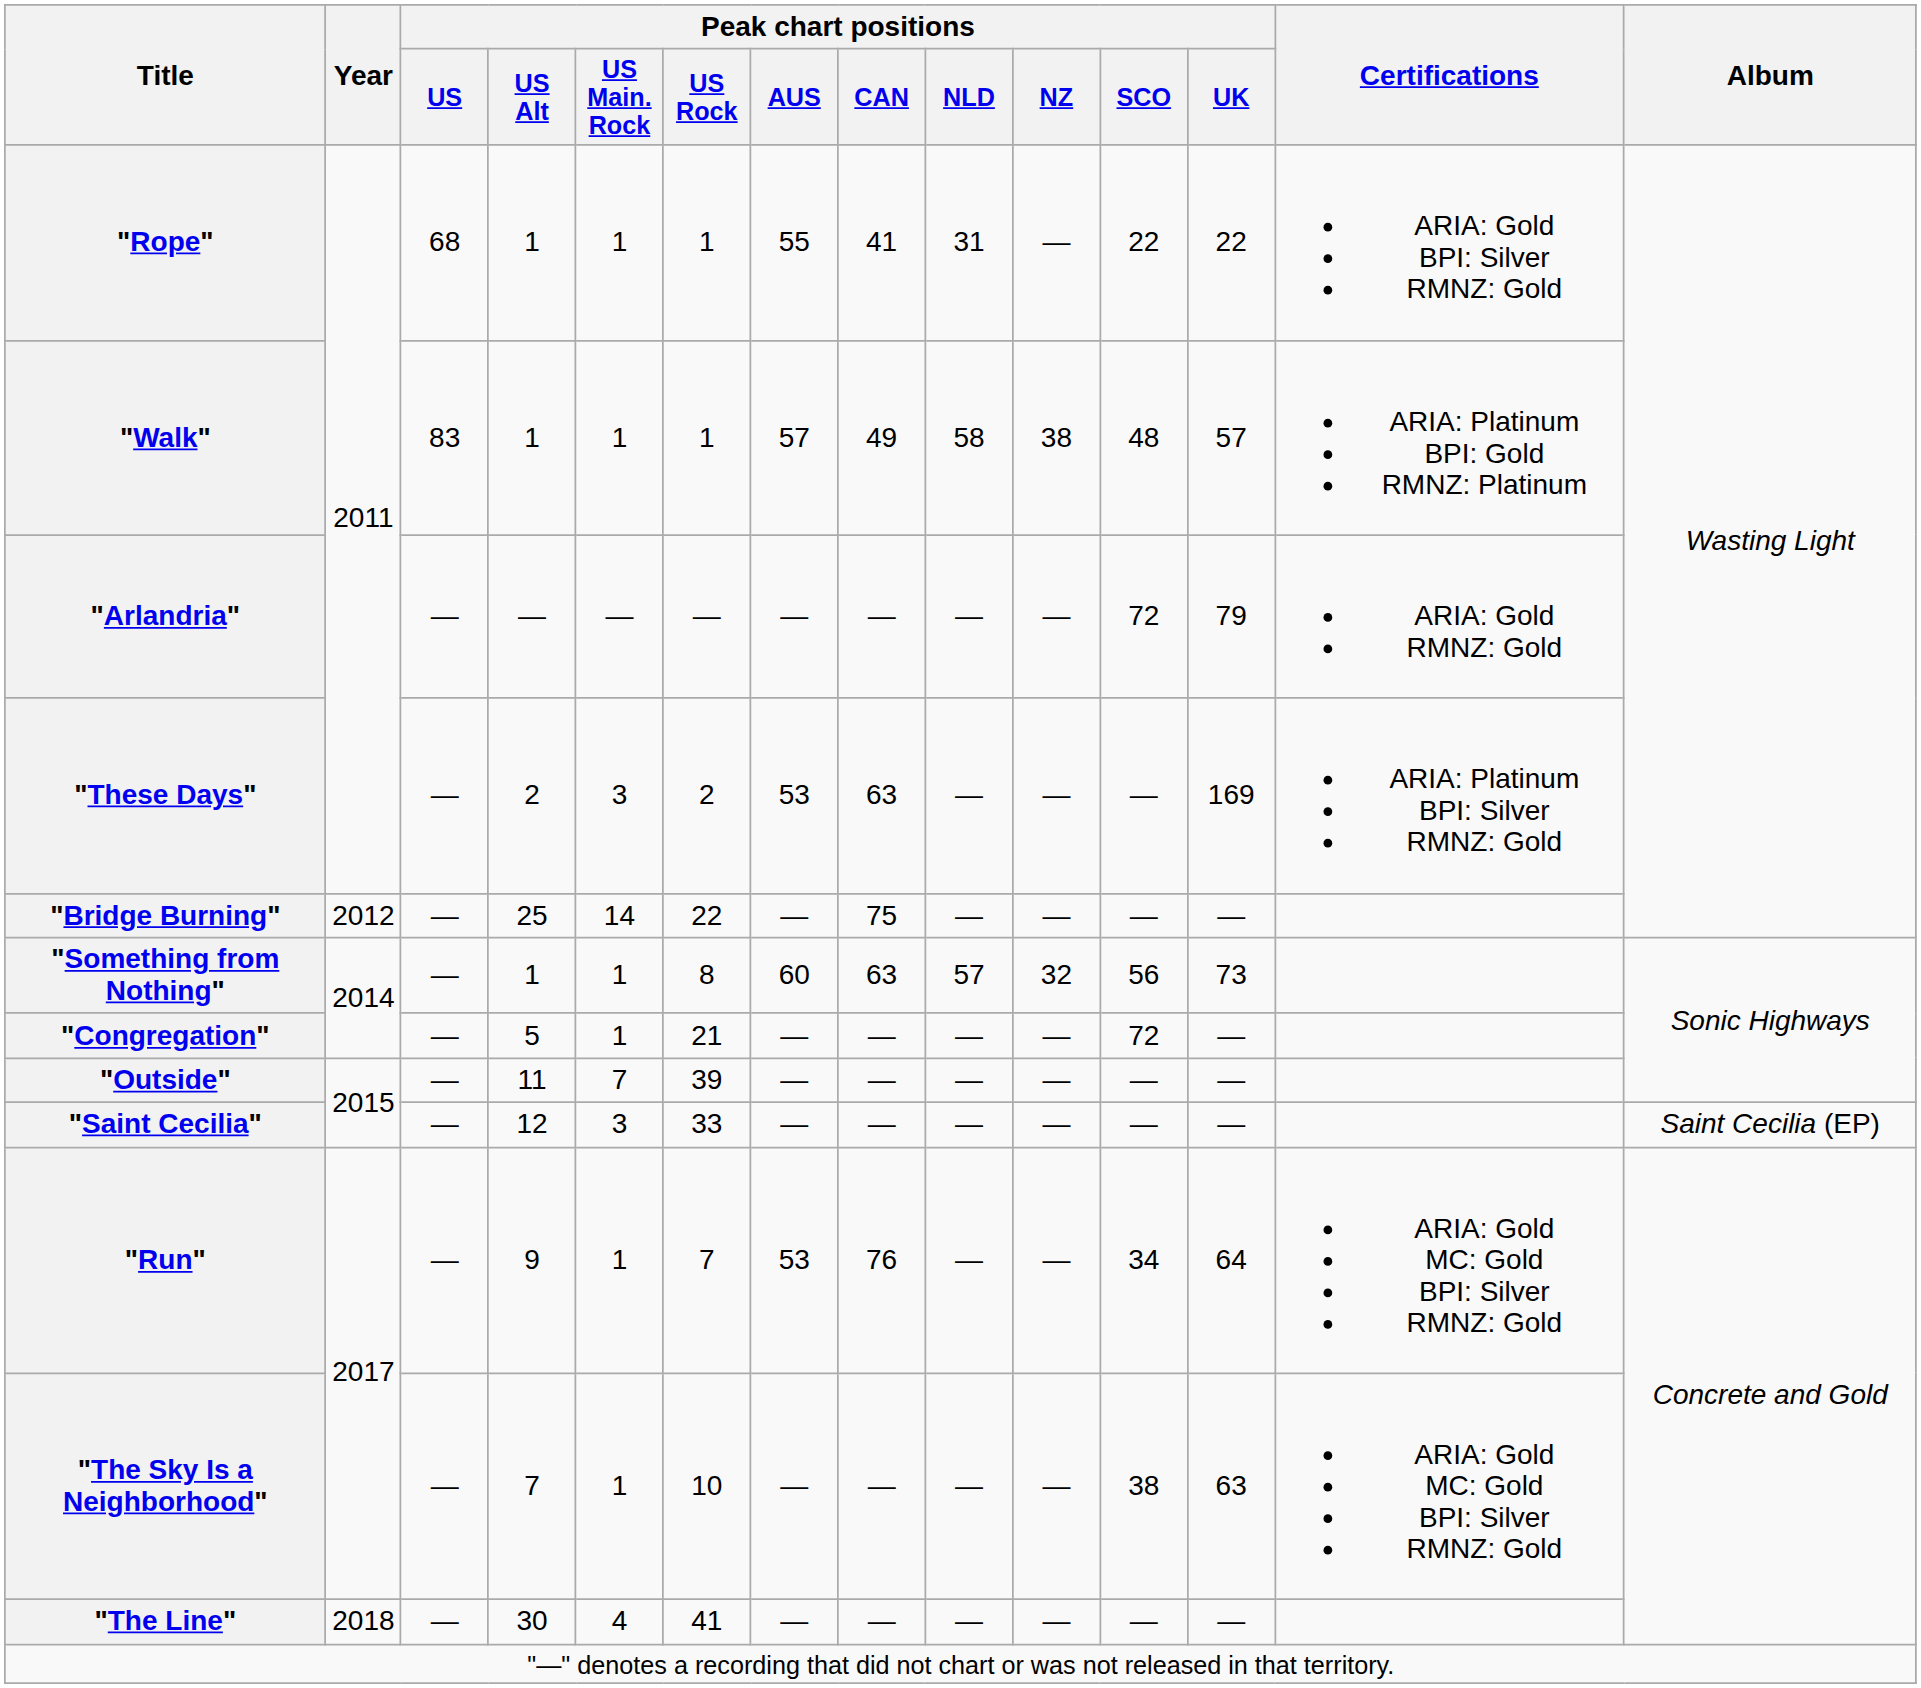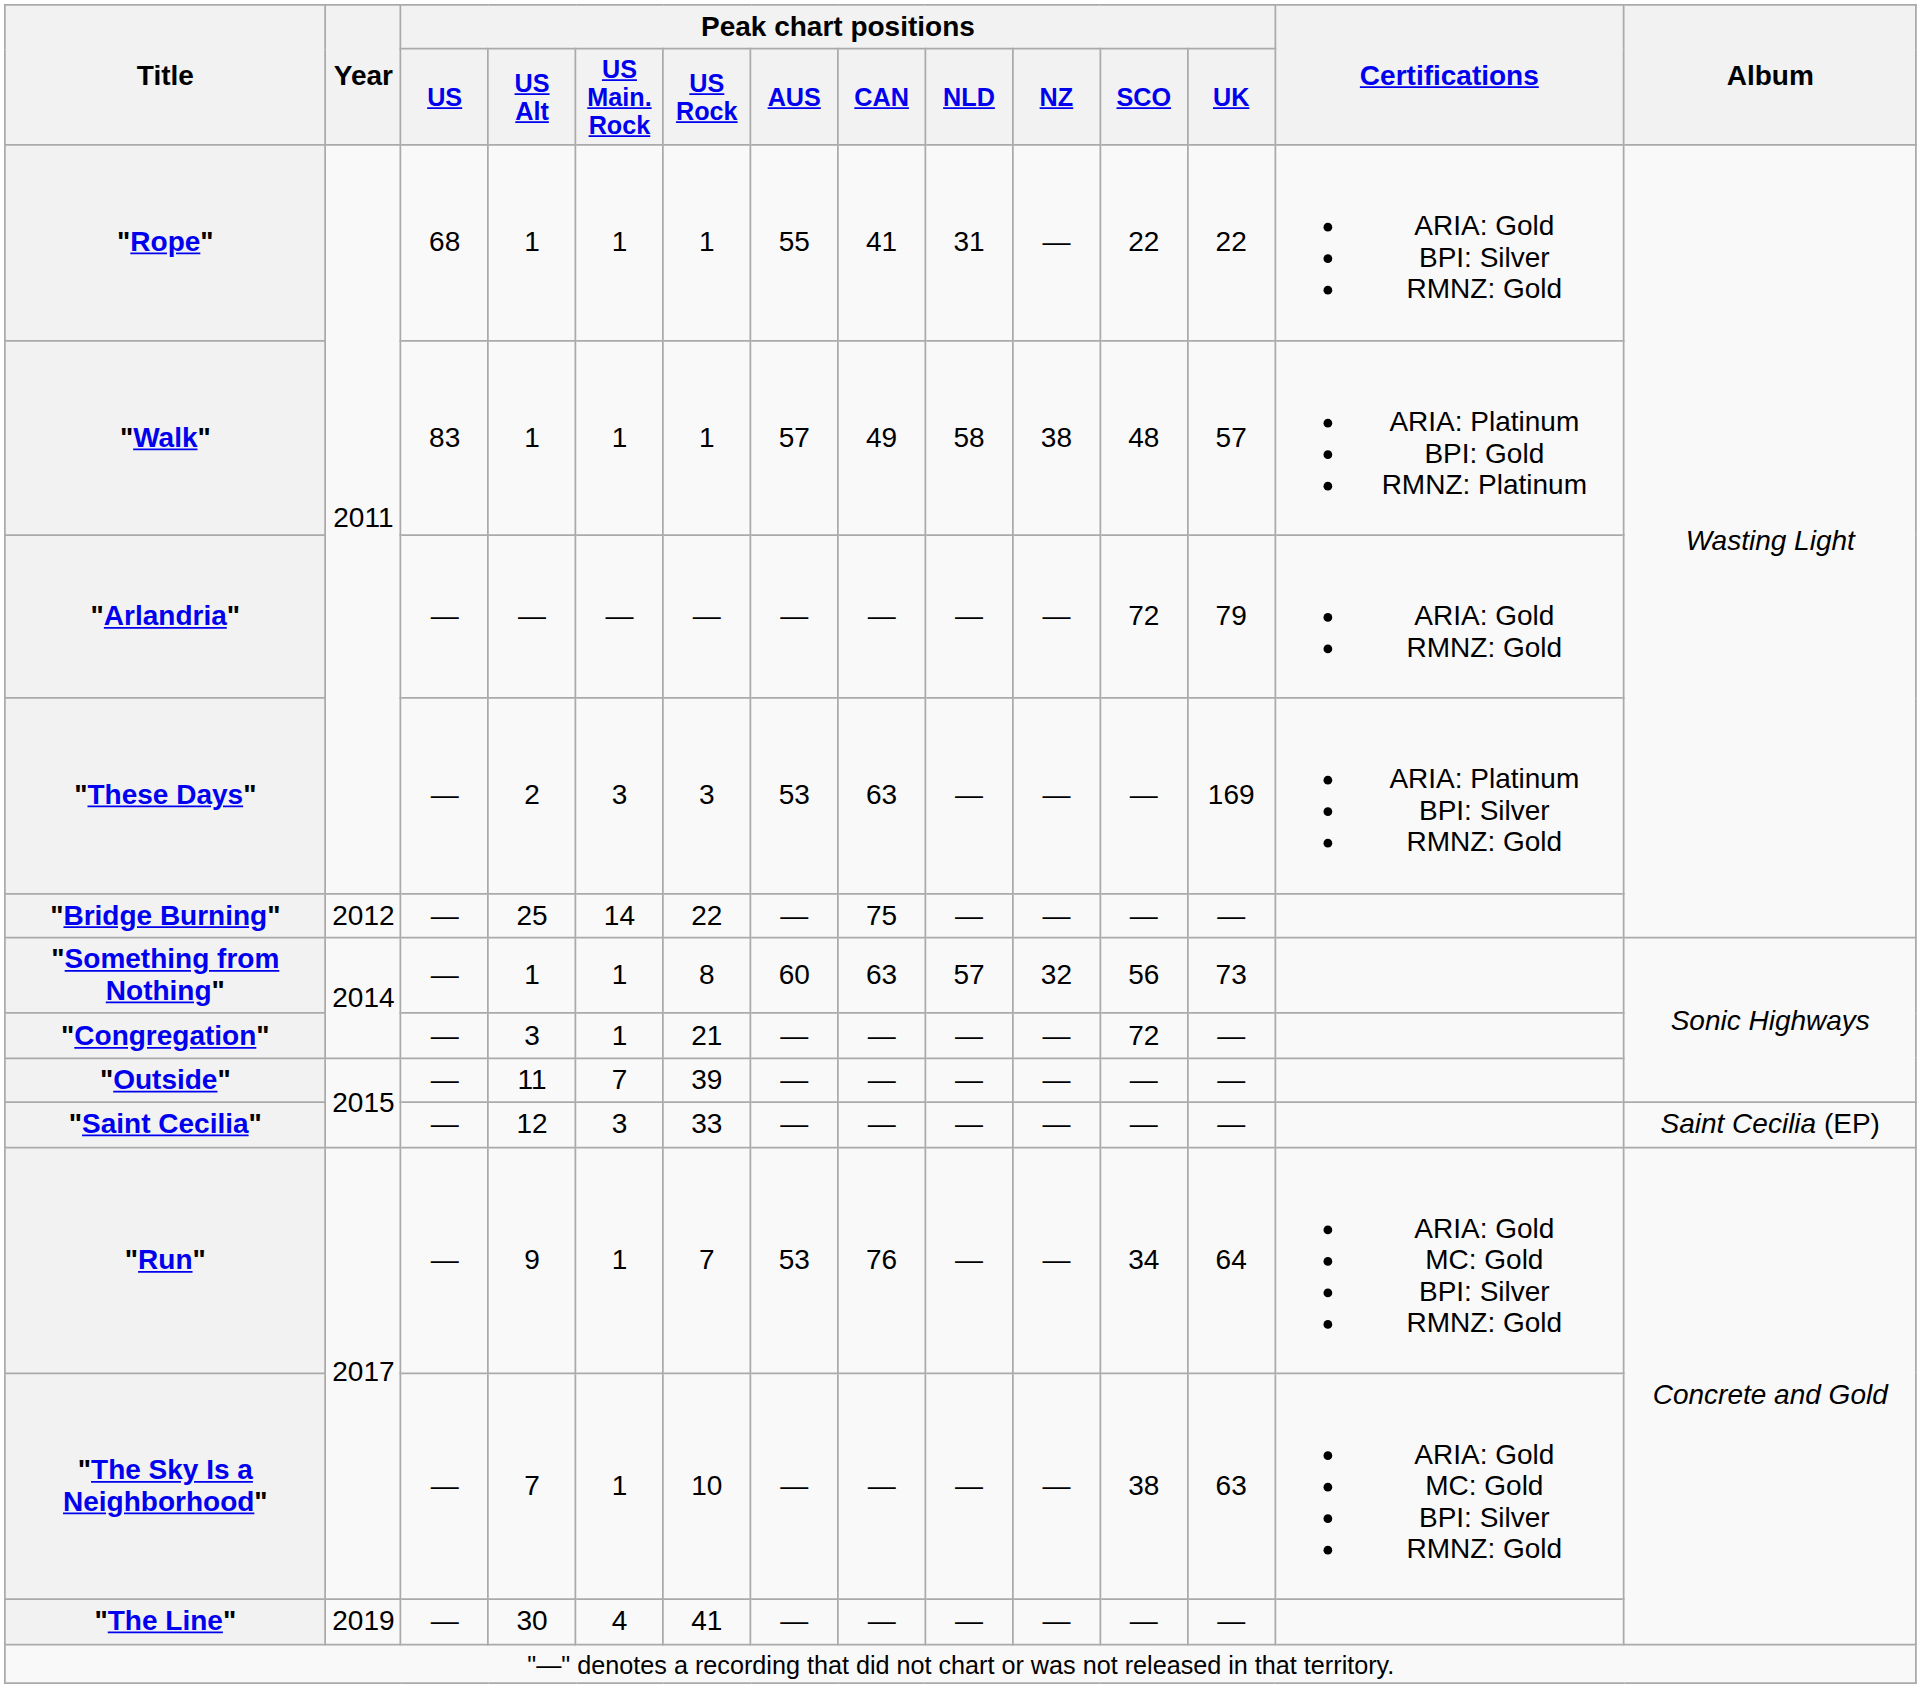(707, 795) 2 -> (707, 795) 3
(532, 1035) 5 -> (532, 1035) 3
(363, 1621) 2018 -> (363, 1621) 2019
